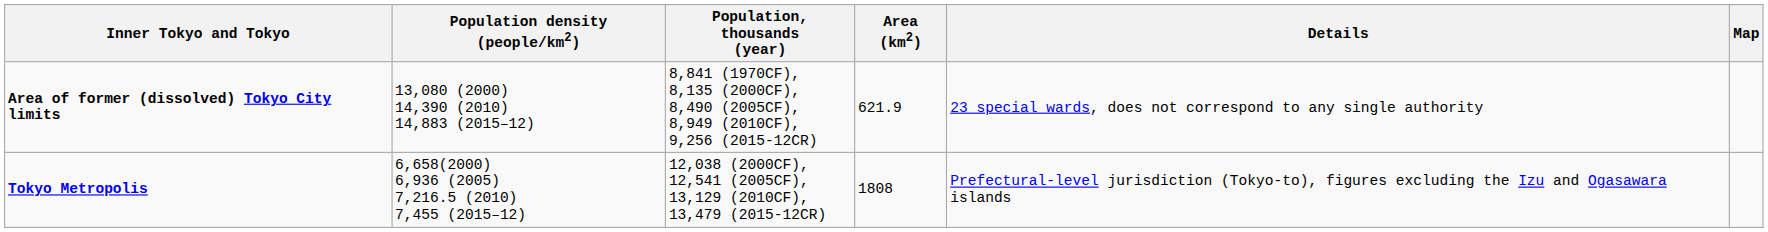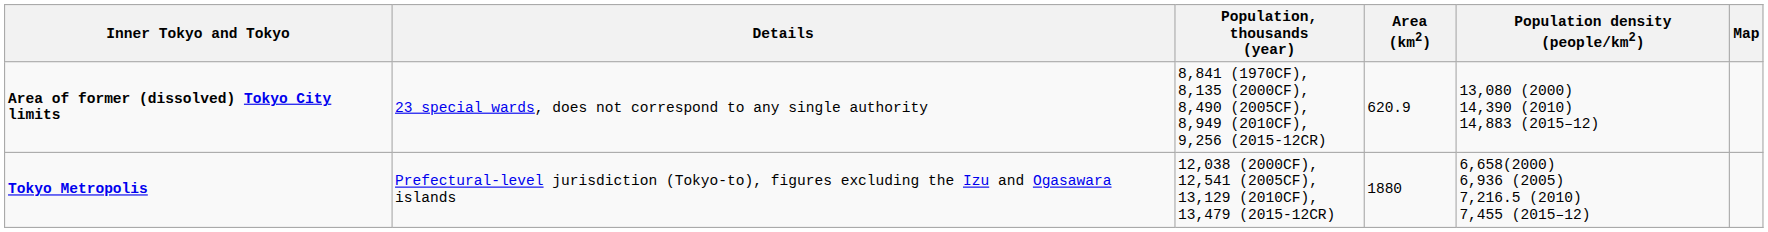columns swapped: (1338, 33) <-> (528, 33)
(880, 107) 621.9 -> (1389, 107) 620.9
(875, 190) 1808 -> (1385, 190) 1880
